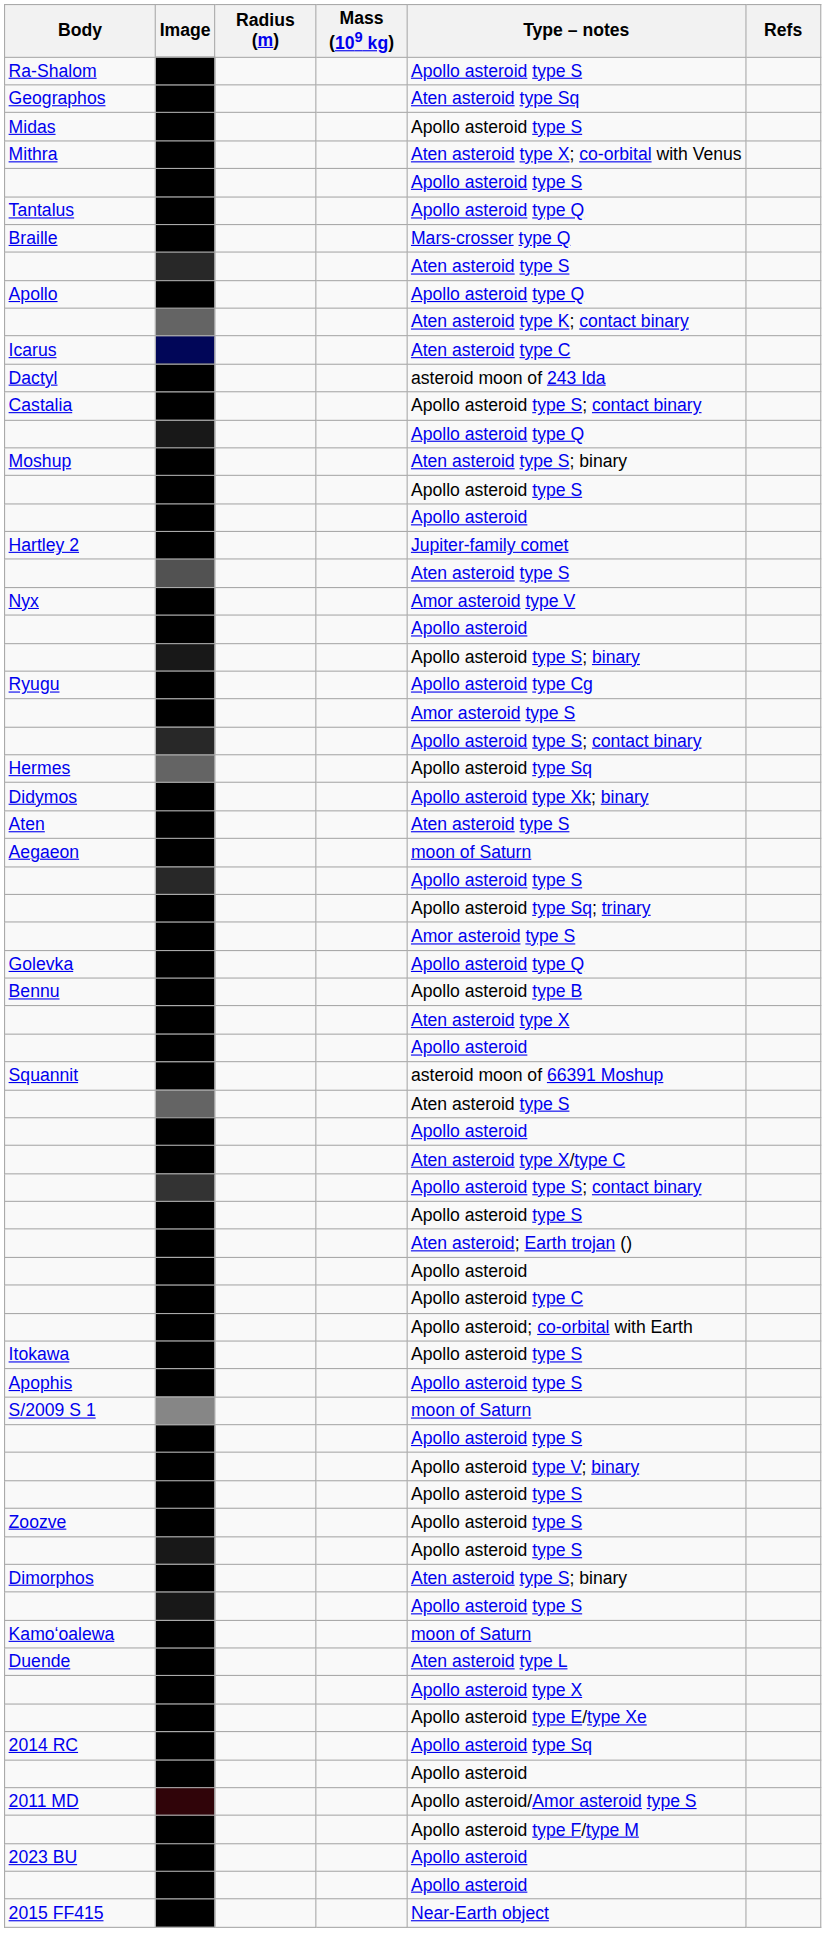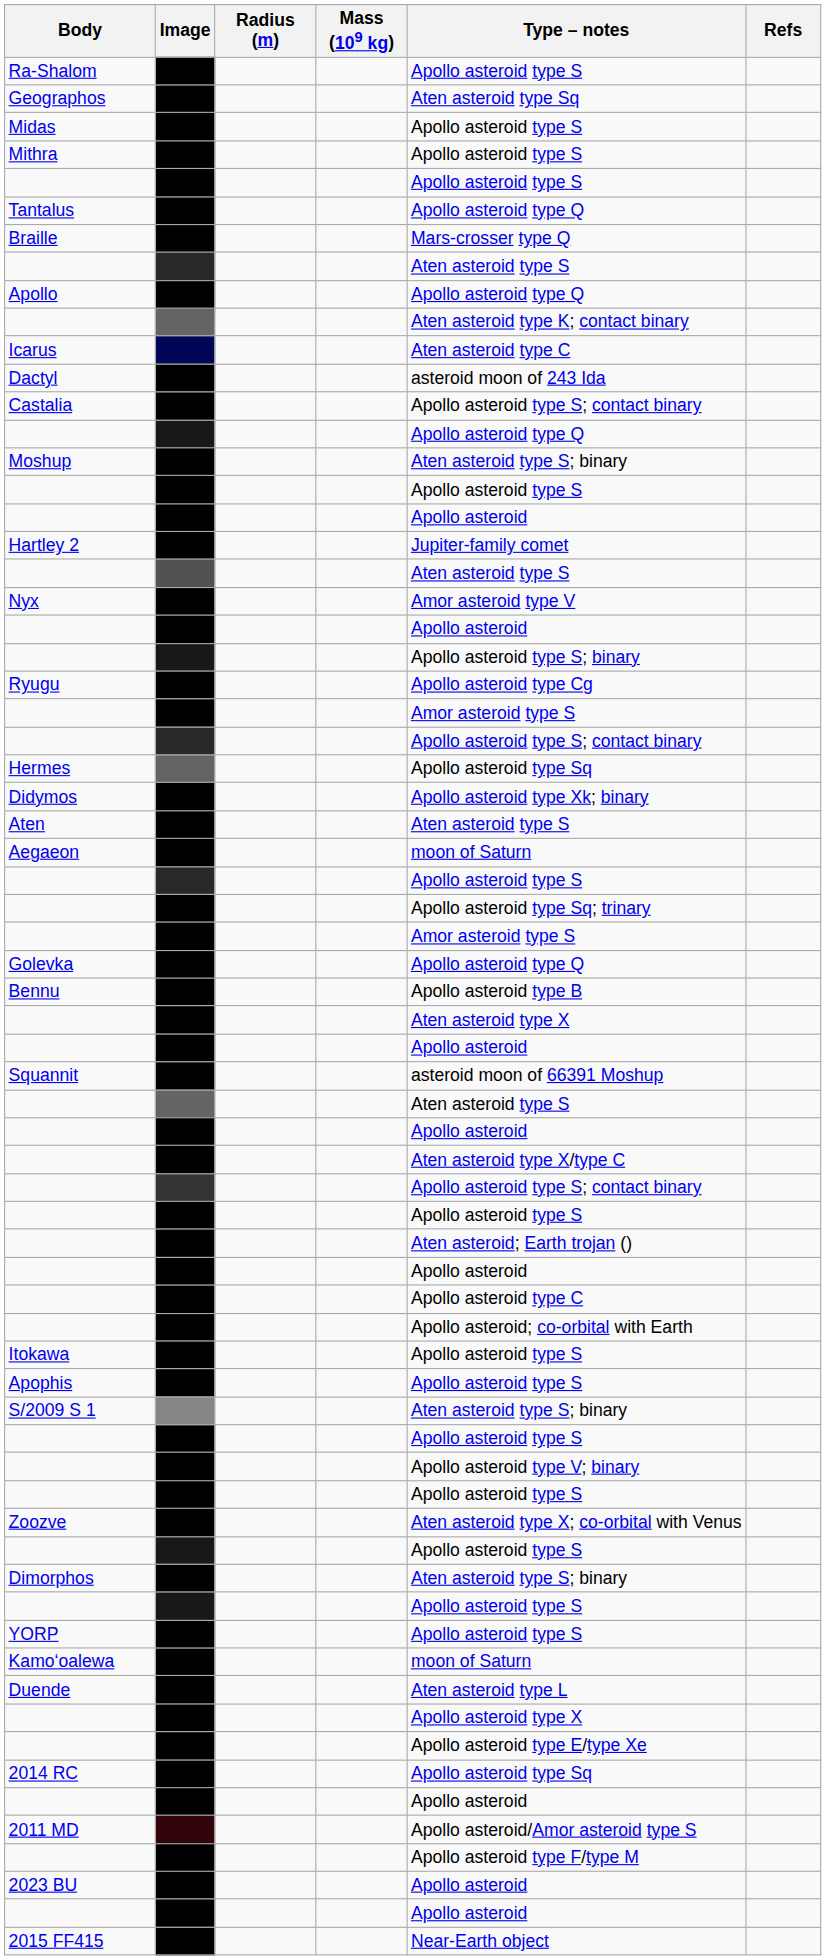(576, 154) Aten asteroid type X; co-orbital with Venus -> (497, 154) Apollo asteroid type S
(471, 1410) moon of Saturn -> (519, 1410) Aten asteroid type S; binary
(497, 1522) Apollo asteroid type S -> (576, 1522) Aten asteroid type X; co-orbital with Venus
+ row: (34, 1634)
